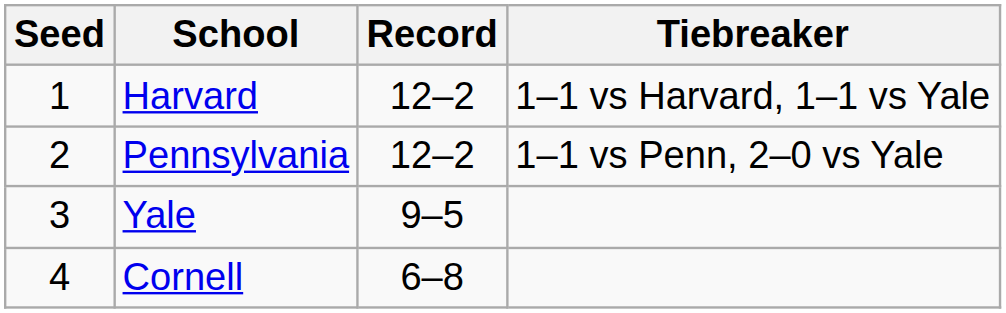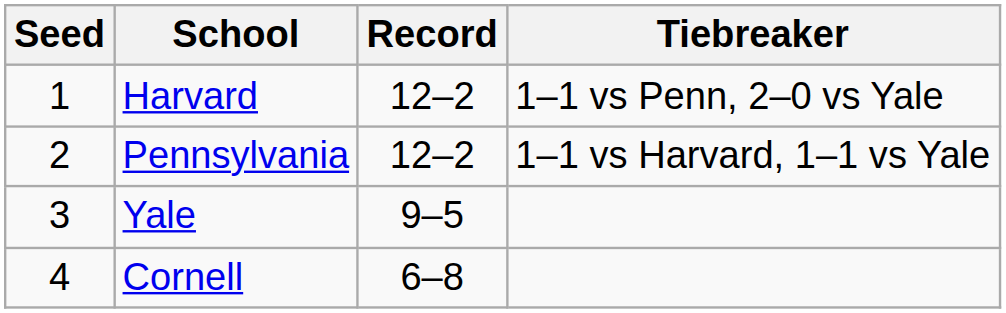(753, 95) 1–1 vs Harvard, 1–1 vs Yale -> (730, 95) 1–1 vs Penn, 2–0 vs Yale
(730, 155) 1–1 vs Penn, 2–0 vs Yale -> (753, 155) 1–1 vs Harvard, 1–1 vs Yale
